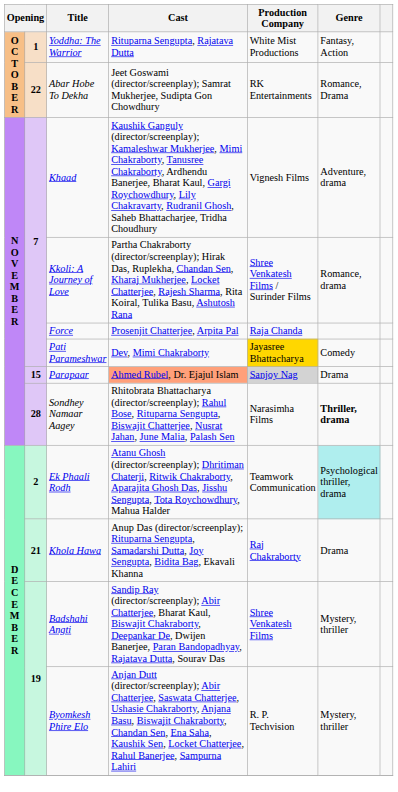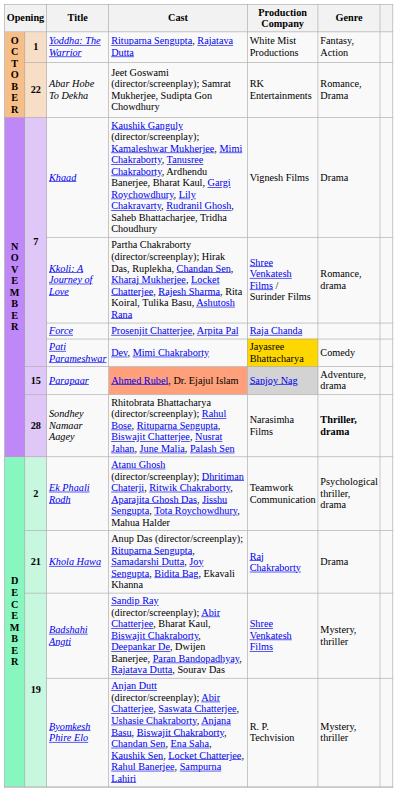(343, 177) Adventure, drama -> (334, 177) Drama
(334, 375) Drama -> (343, 380) Adventure, drama
(349, 482) paleturquoise background -> (349, 493) no background
